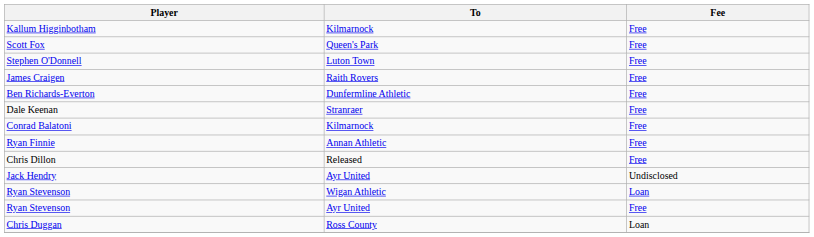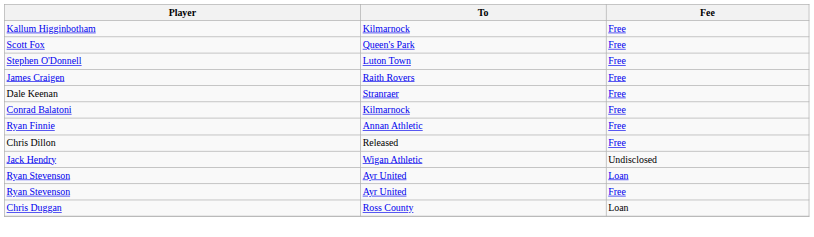- row: (51, 94)
(348, 175) Ayr United -> (392, 159) Wigan Athletic
(356, 192) Wigan Athletic -> (385, 175) Ayr United
